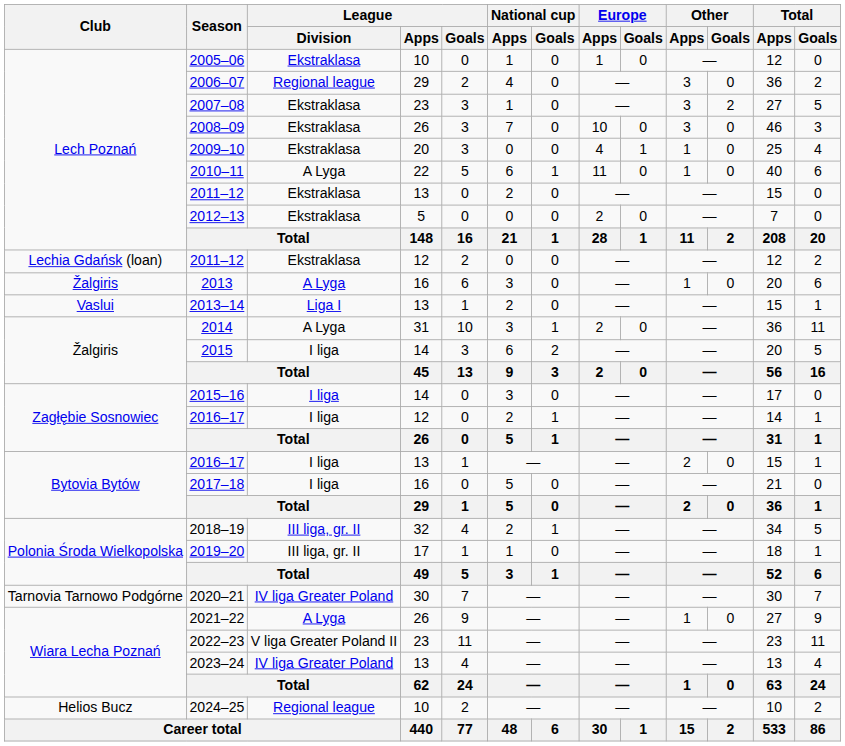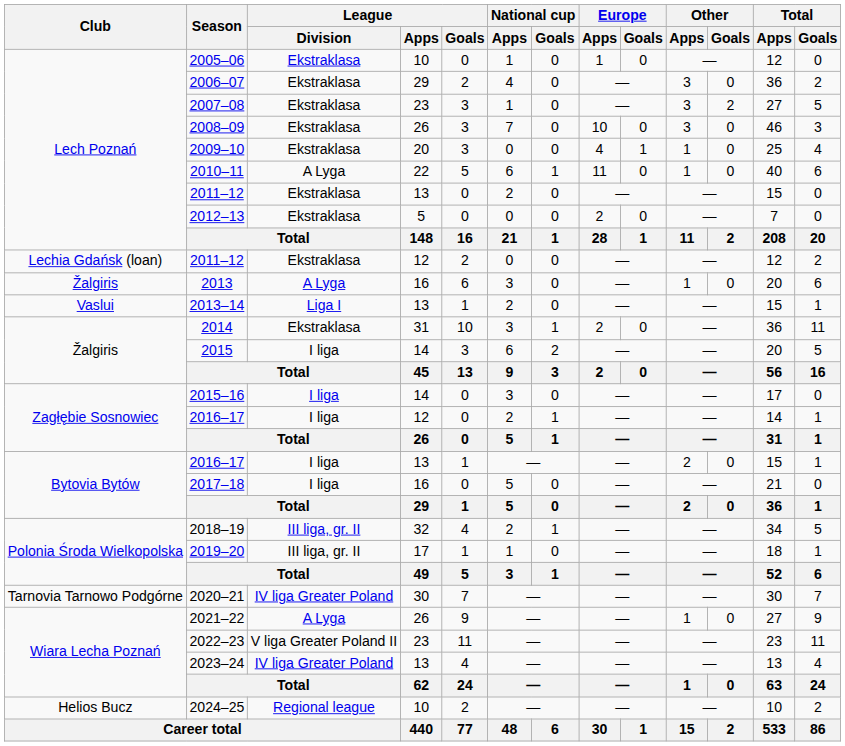(324, 82) Regional league -> (324, 82) Ekstraklasa
(324, 328) A Lyga -> (324, 328) Ekstraklasa
